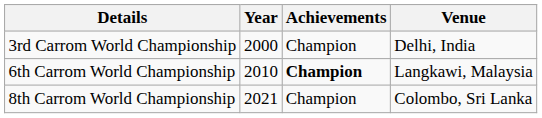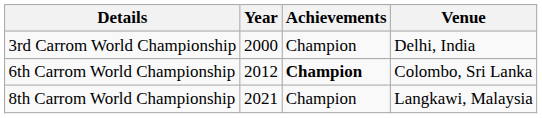(261, 71) 2010 -> (261, 71) 2012
(464, 71) Langkawi, Malaysia -> (463, 71) Colombo, Sri Lanka
(463, 98) Colombo, Sri Lanka -> (464, 98) Langkawi, Malaysia
